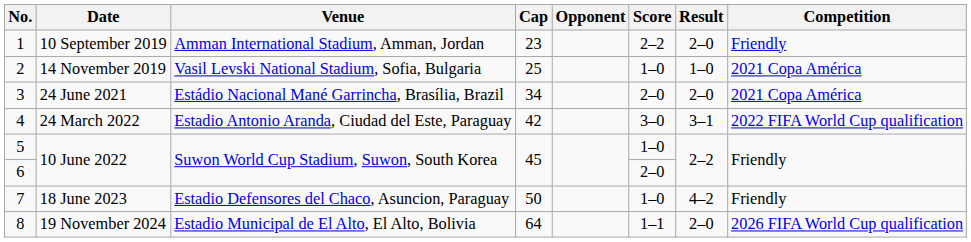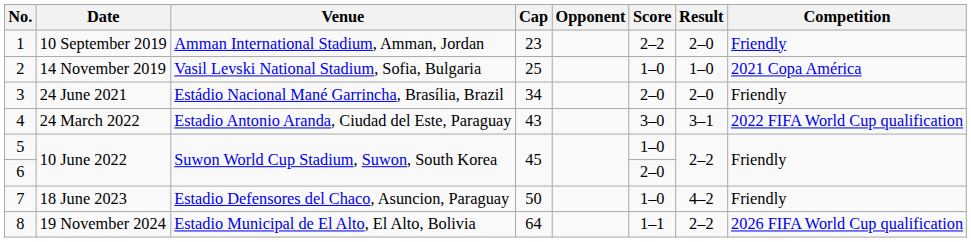(796, 95) 2021 Copa América -> (759, 95) Friendly
(534, 120) 42 -> (534, 120) 43
(701, 224) 2–0 -> (701, 224) 2–2
